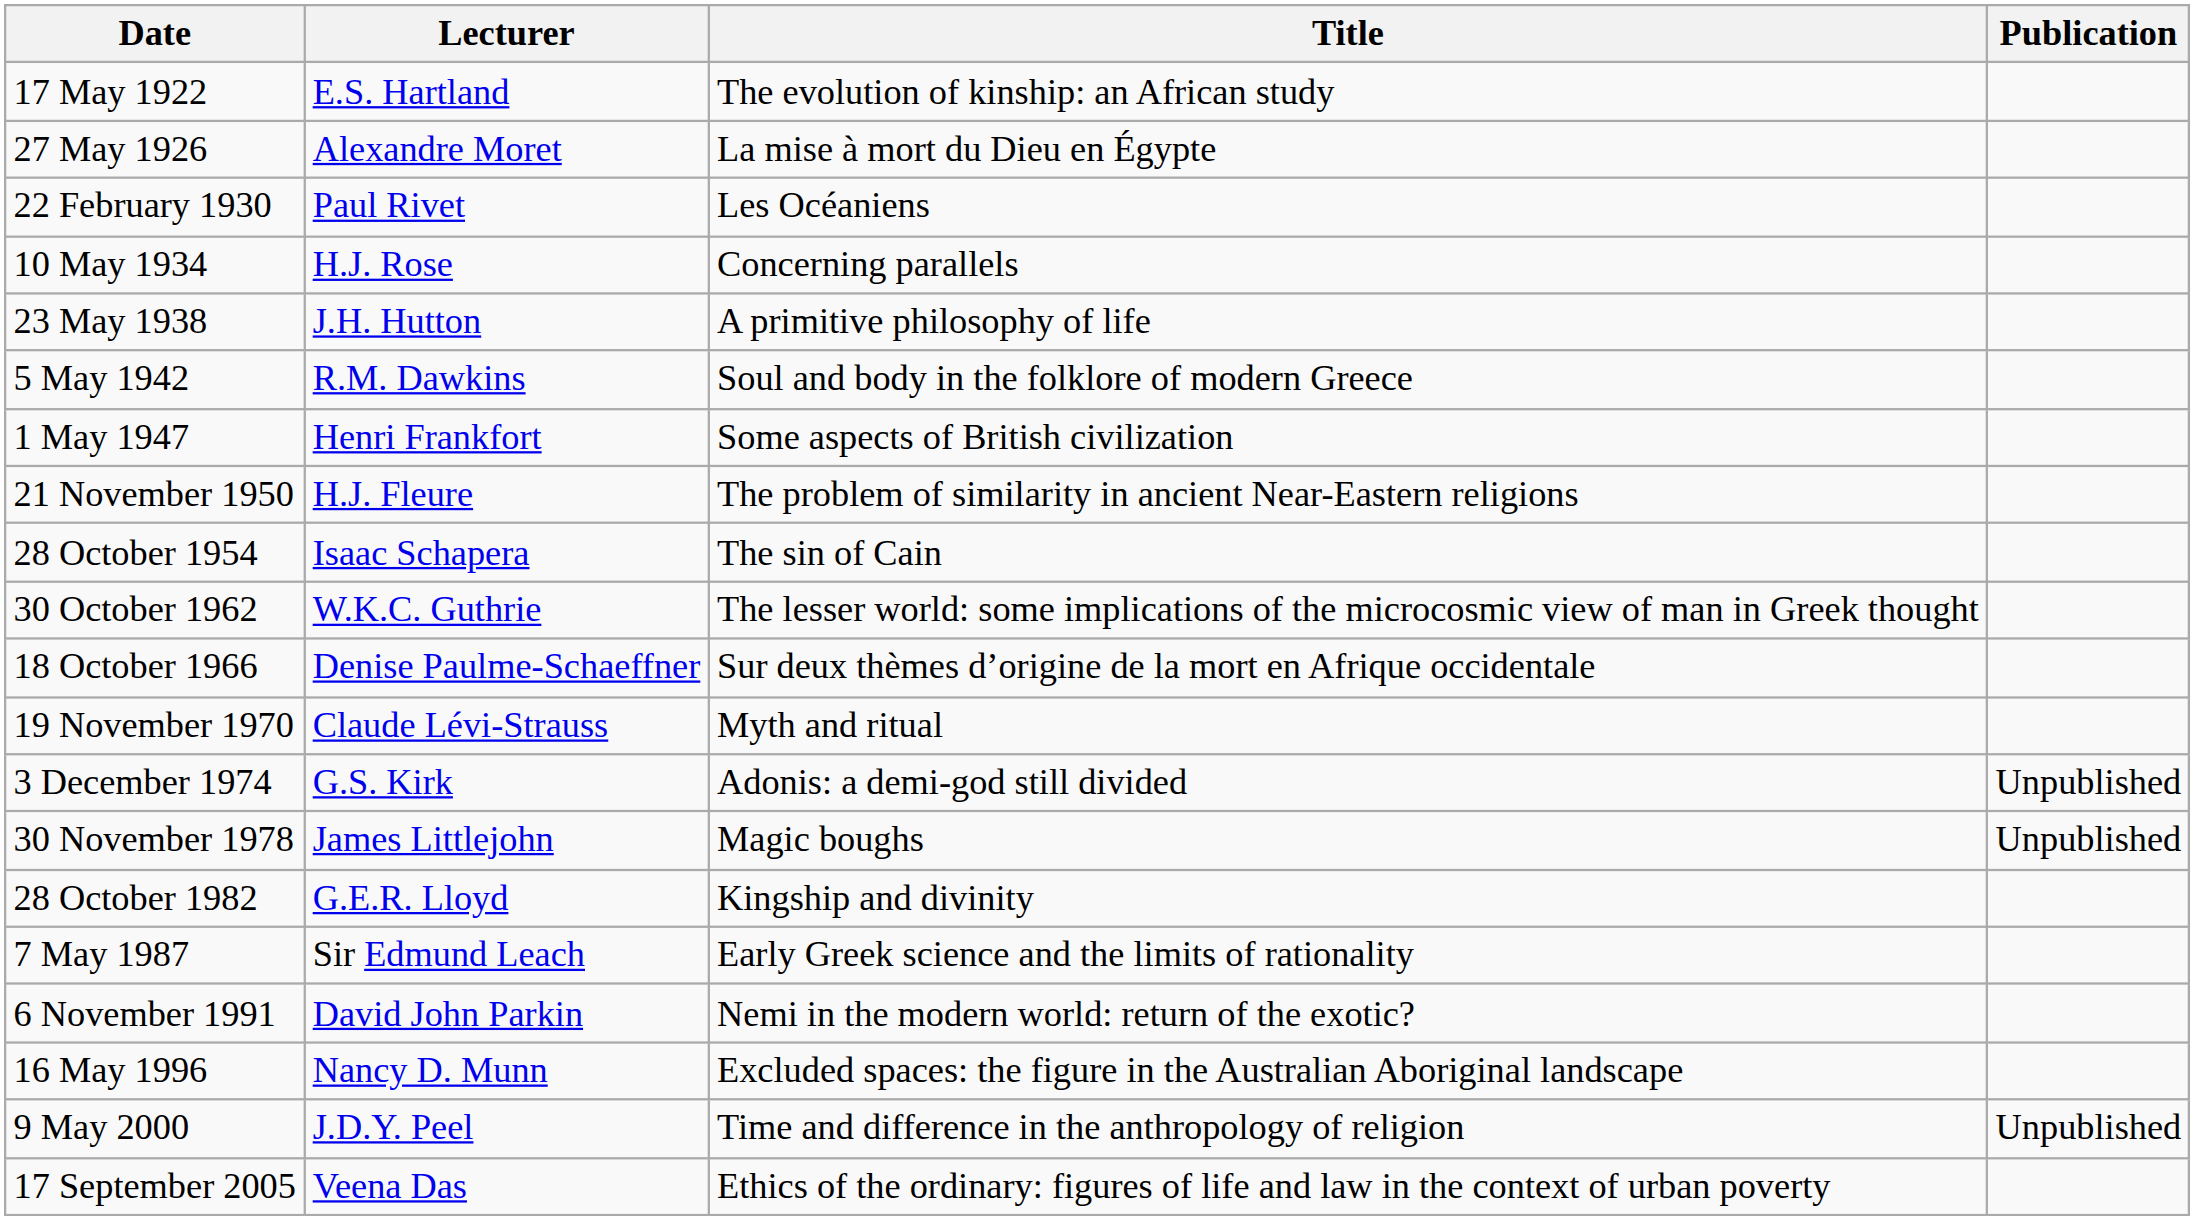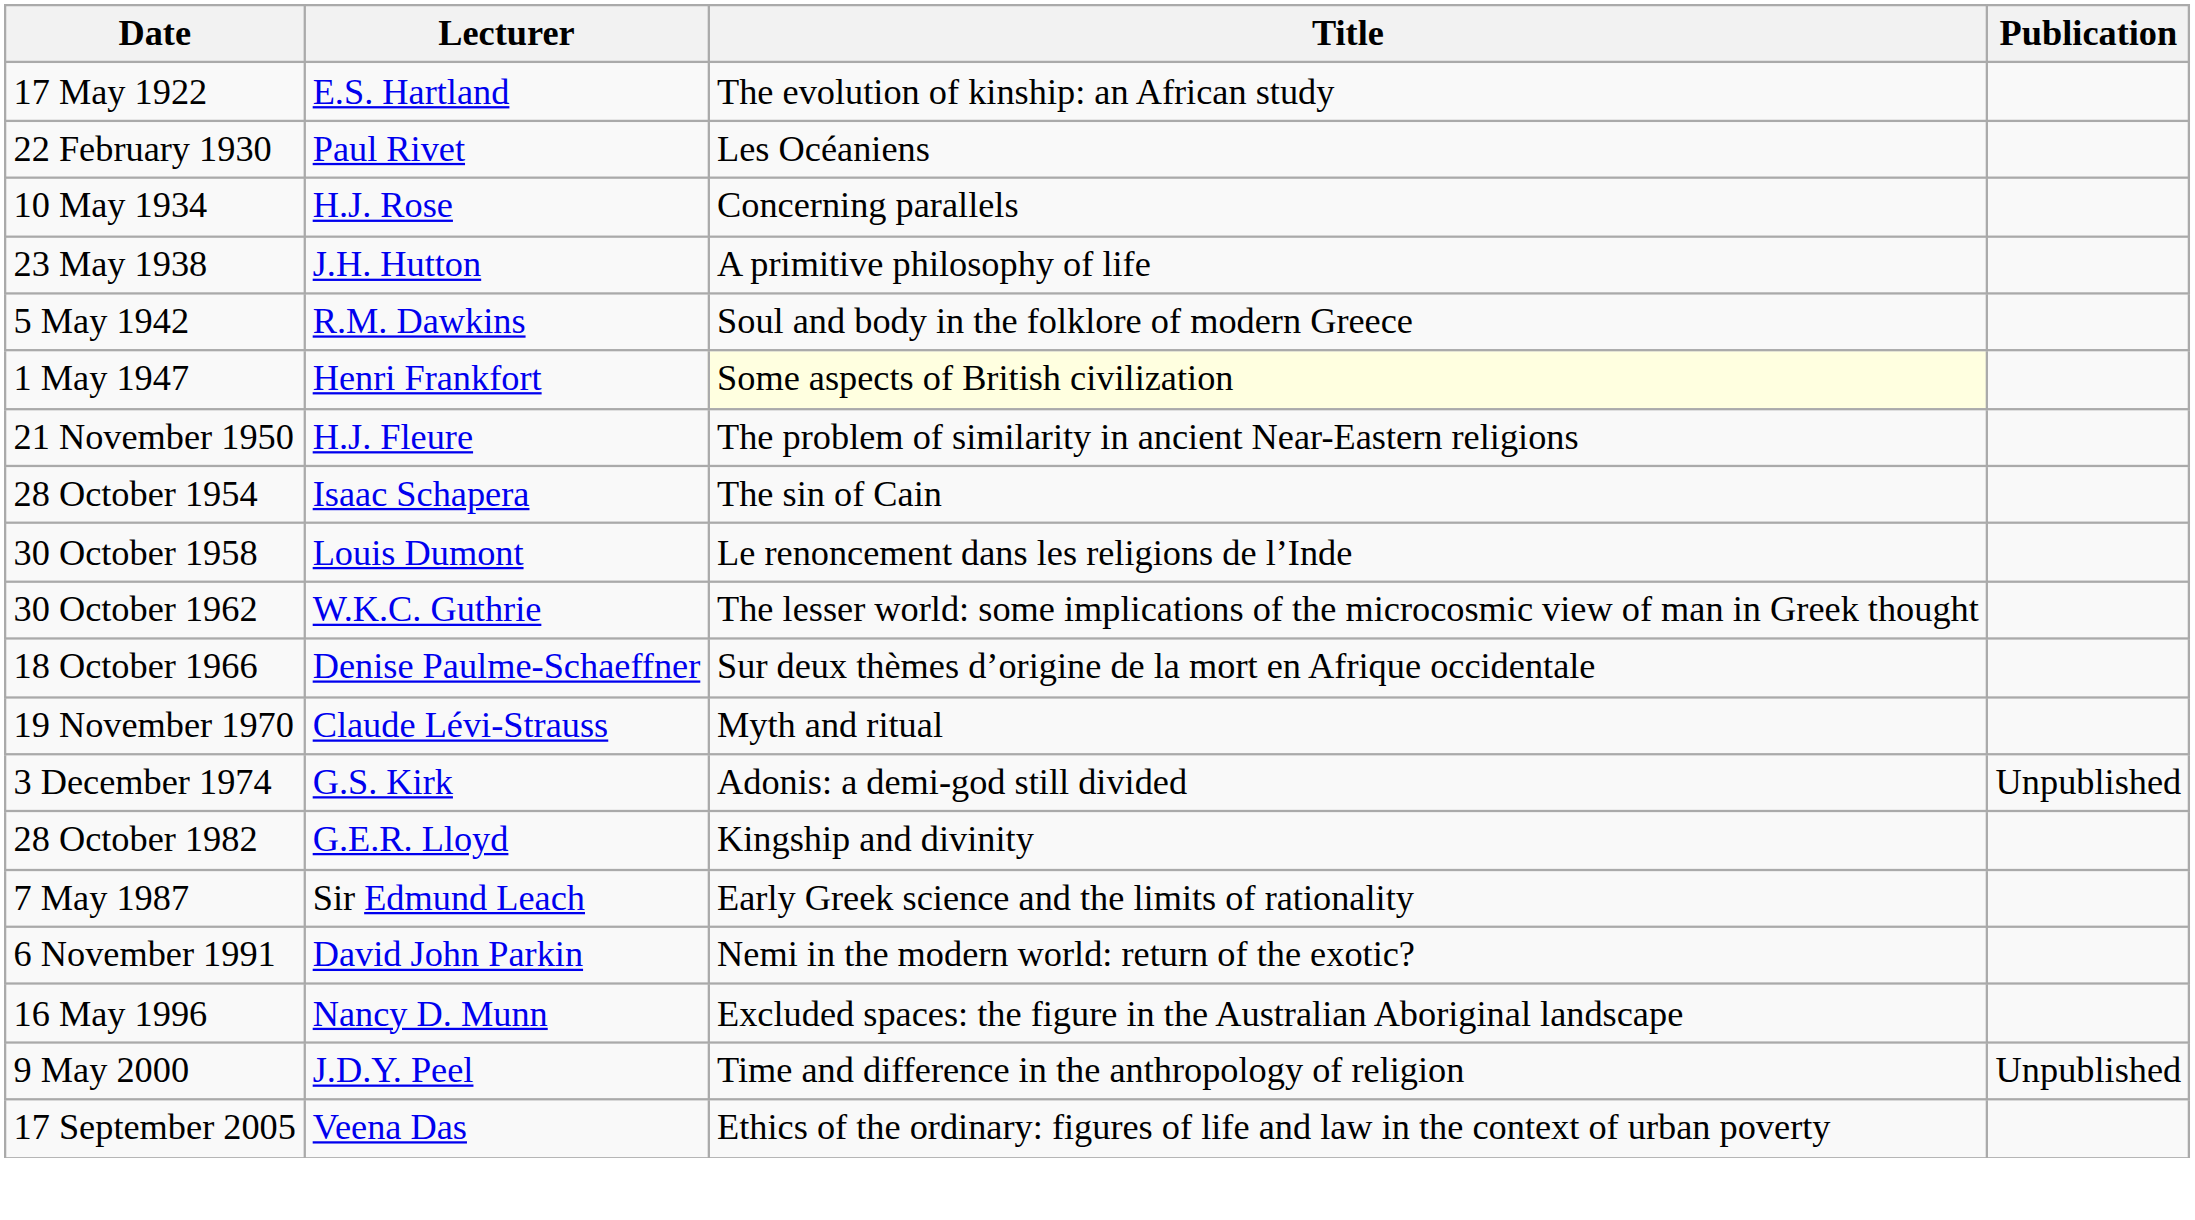- row: (110, 148)
(975, 436) no background -> (975, 378) lightyellow background
+ row: (136, 551)
- row: (154, 839)
